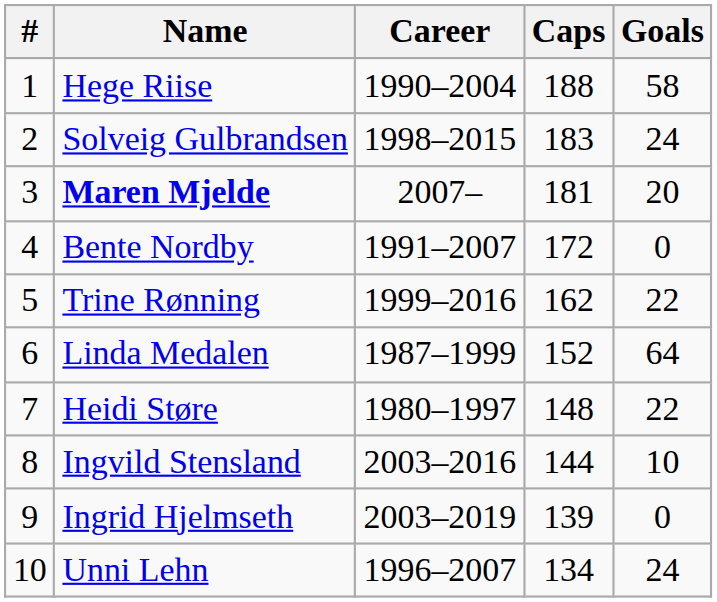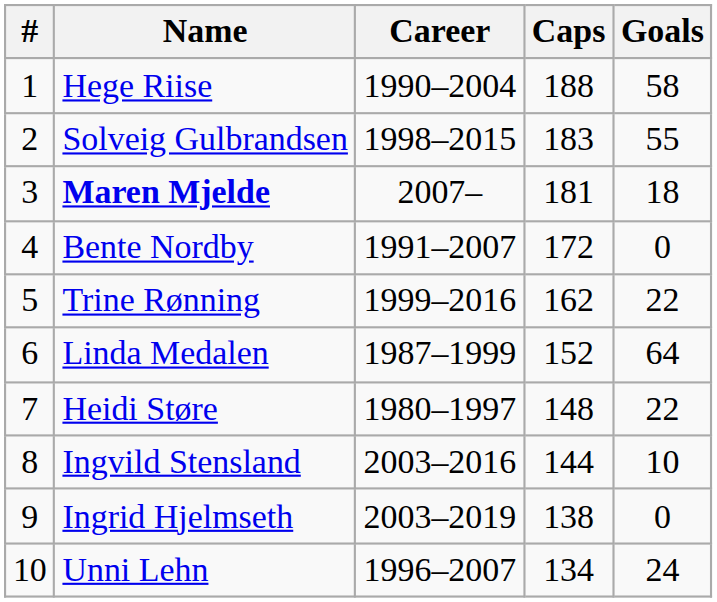(662, 138) 24 -> (662, 138) 55
(662, 192) 20 -> (662, 192) 18
(569, 515) 139 -> (569, 515) 138
